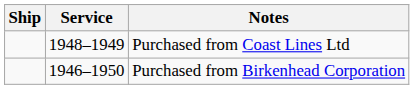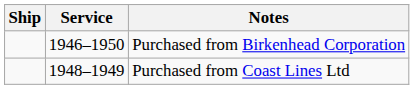rows swapped: (269, 71) <-> (241, 44)
